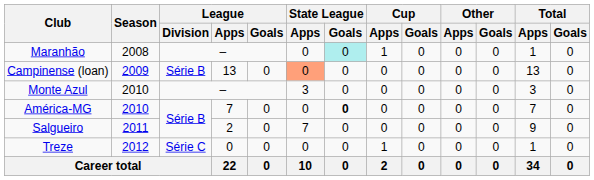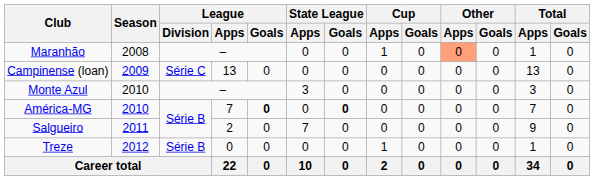(345, 52) paleturquoise background -> (345, 52) no background
(459, 52) no background -> (459, 52) lightsalmon background
(186, 71) Série B -> (186, 71) Série C
(305, 71) lightsalmon background -> (305, 71) no background
(267, 109) normal -> (267, 109) bold
(186, 147) Série C -> (186, 147) Série B
